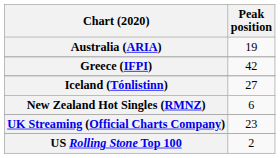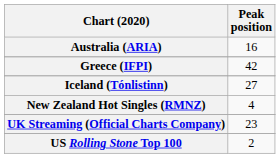(251, 47) 19 -> (251, 47) 16
(251, 104) 6 -> (251, 104) 4
